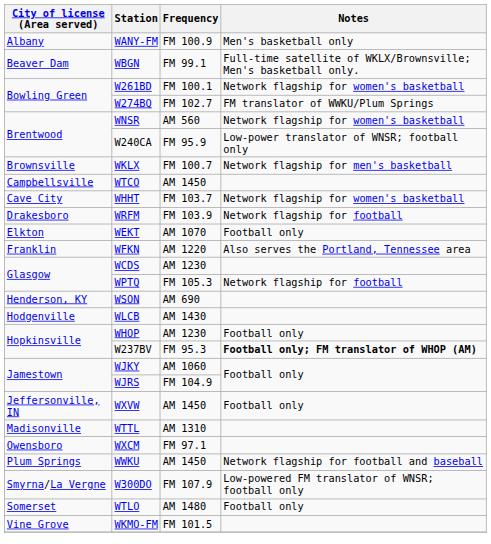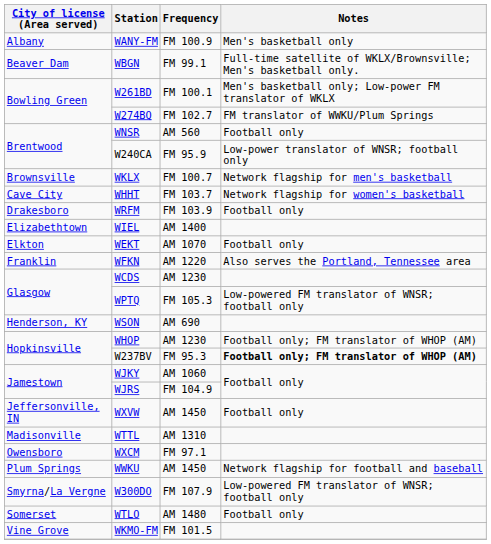(344, 87) Network flagship for women's basketball -> (332, 93) Men's basketball only; Low-power FM translator of WKLX
(344, 120) Network flagship for women's basketball -> (264, 132) Football only
- row: (127, 182)
(313, 216) Network flagship for football -> (264, 211) Football only
+ row: (127, 228)
(313, 283) Network flagship for football -> (328, 300) Low-powered FM translator of WNSR; football only
- row: (127, 316)
(264, 333) Football only -> (350, 340) Football only; FM translator of WHOP (AM)
